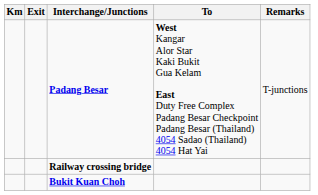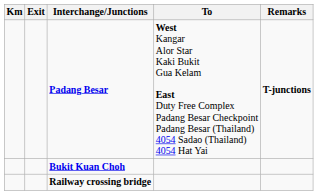(285, 89) normal -> (287, 89) bold
rows swapped: (100, 166) <-> (87, 182)
